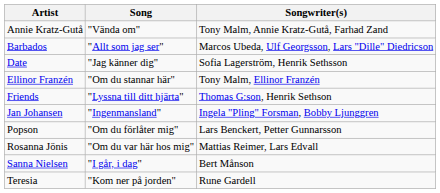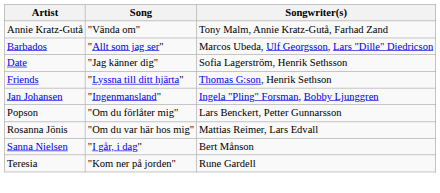- row: (40, 79)
